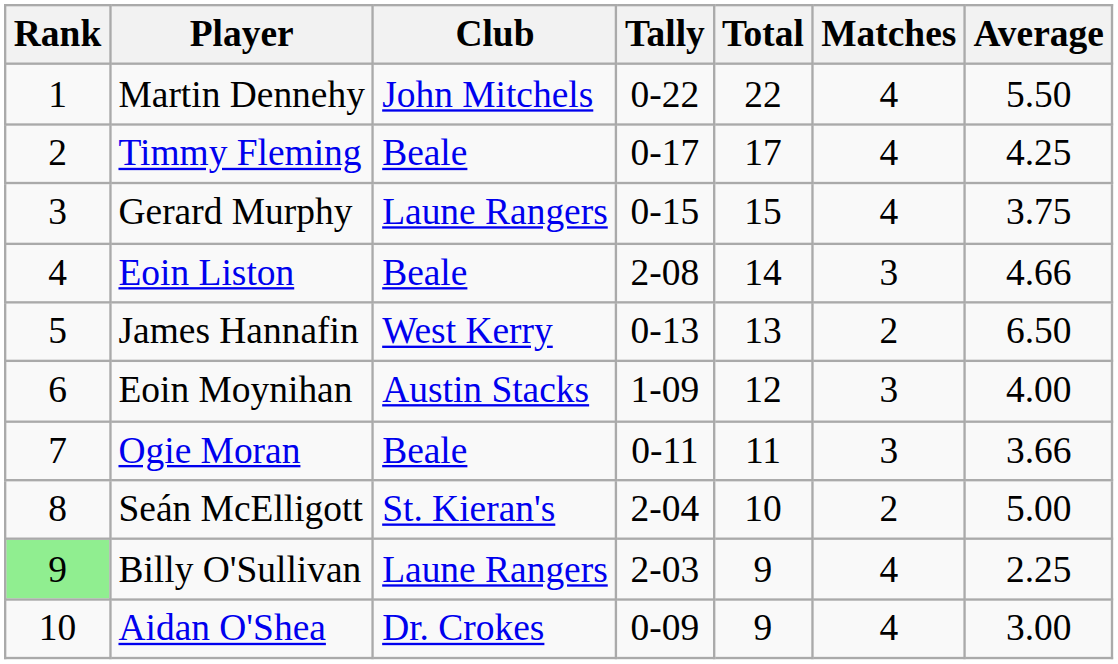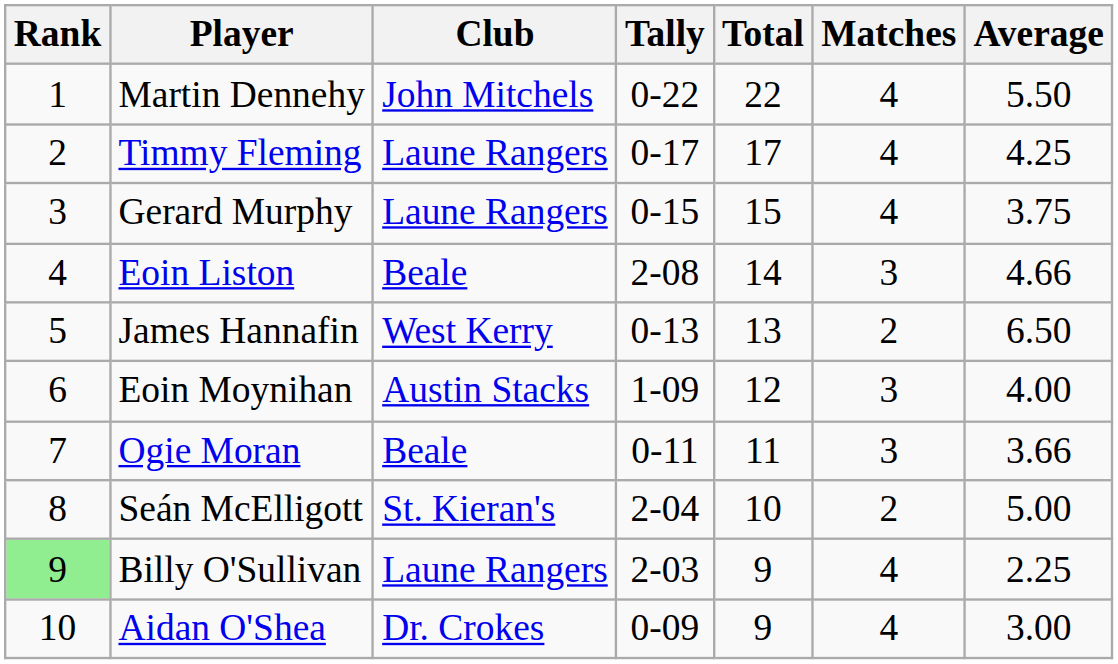(425, 152) Beale -> (495, 152) Laune Rangers
